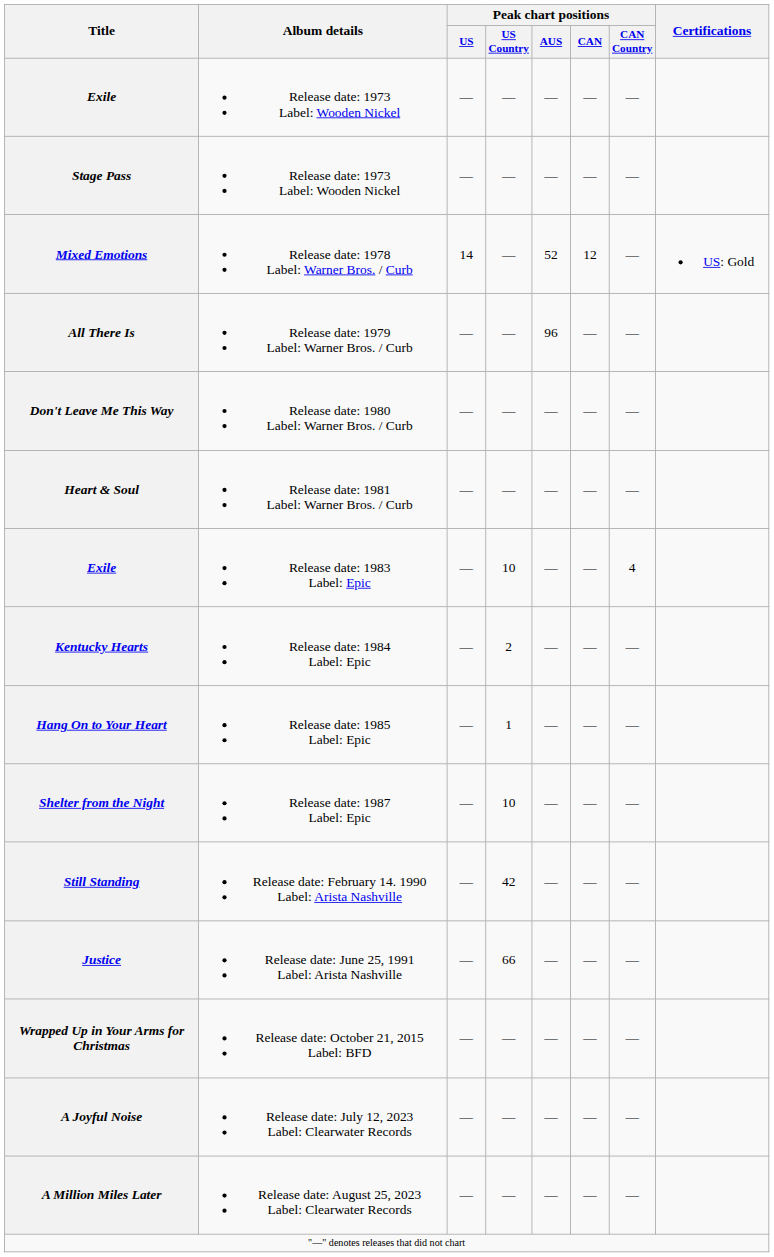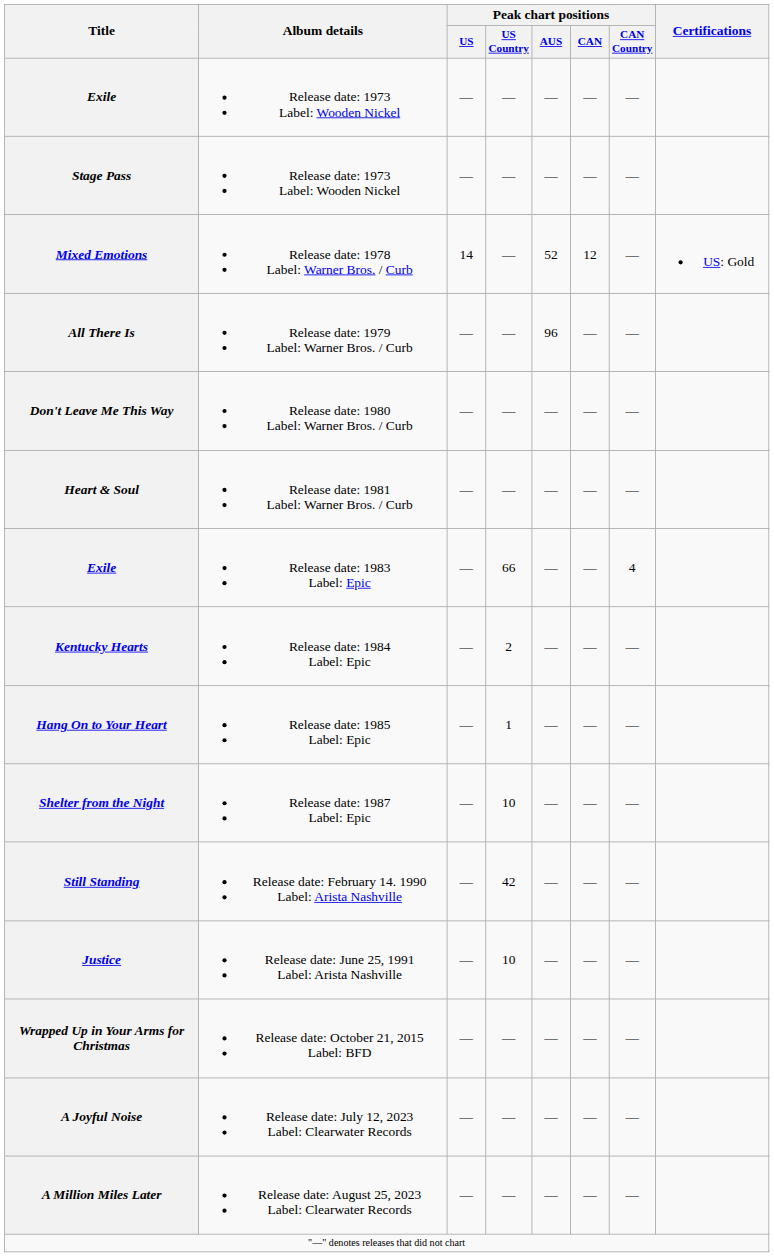(509, 567) 10 -> (509, 567) 66
(509, 959) 66 -> (509, 959) 10
